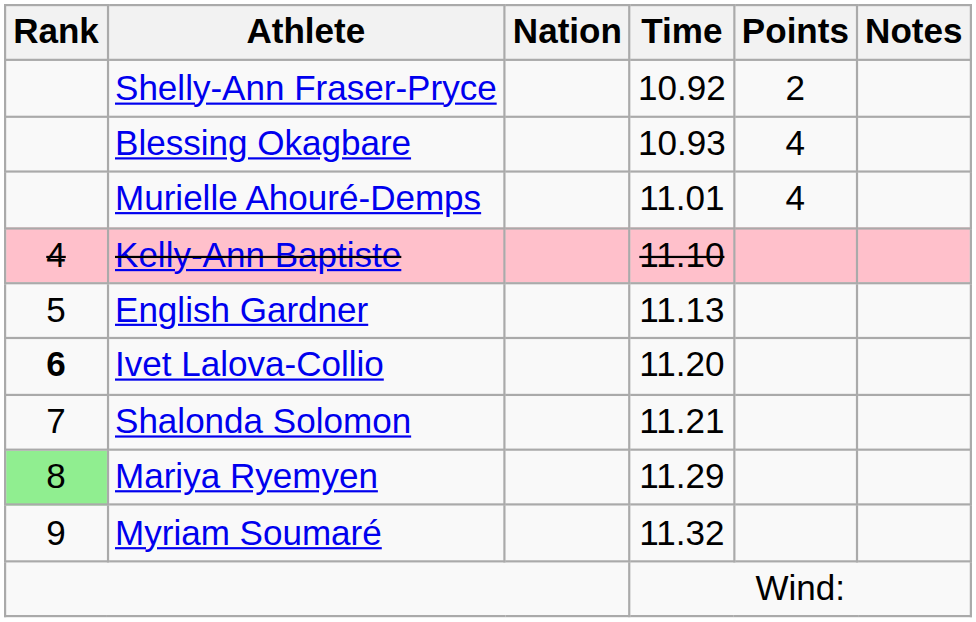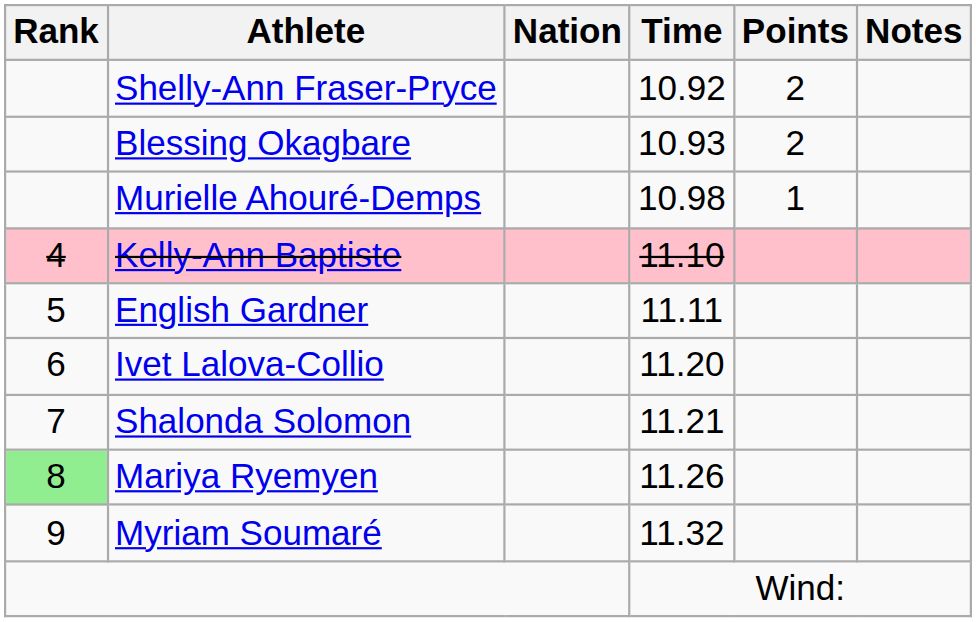(795, 143) 4 -> (795, 143) 2
(682, 198) 11.01 -> (682, 198) 10.98
(795, 198) 4 -> (795, 198) 1
(682, 310) 11.13 -> (682, 310) 11.11
(56, 365) bold -> (56, 365) normal
(682, 476) 11.29 -> (682, 476) 11.26
